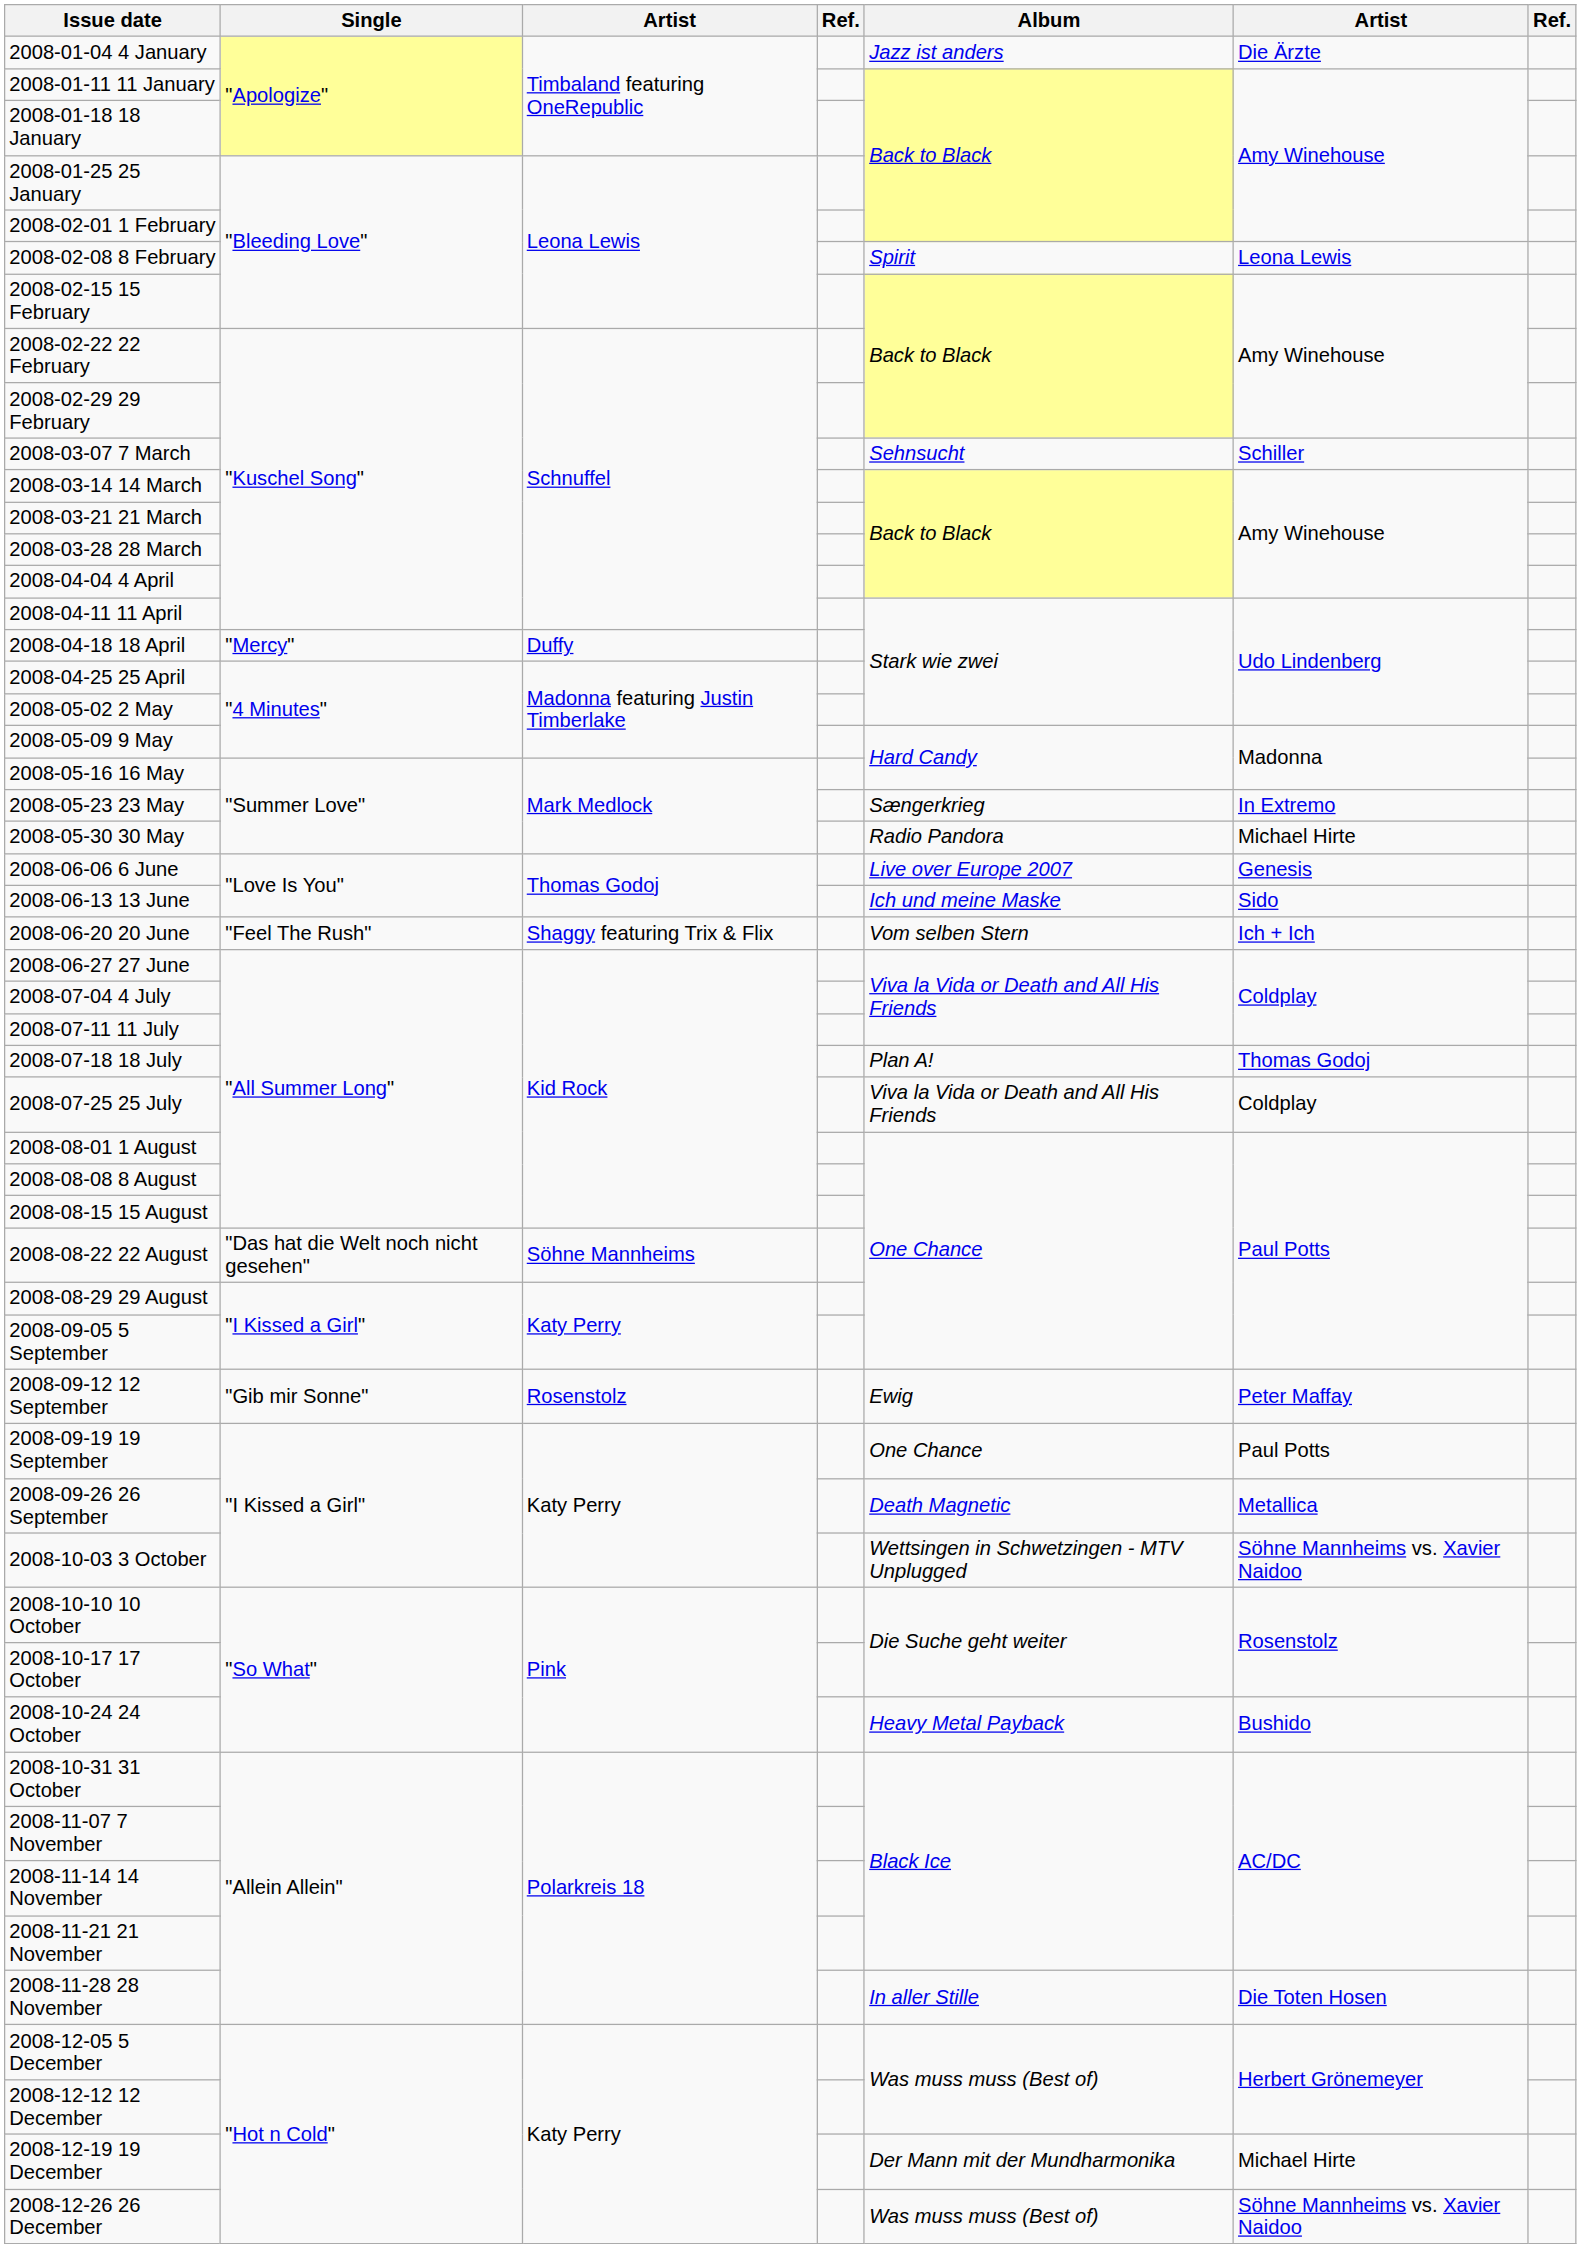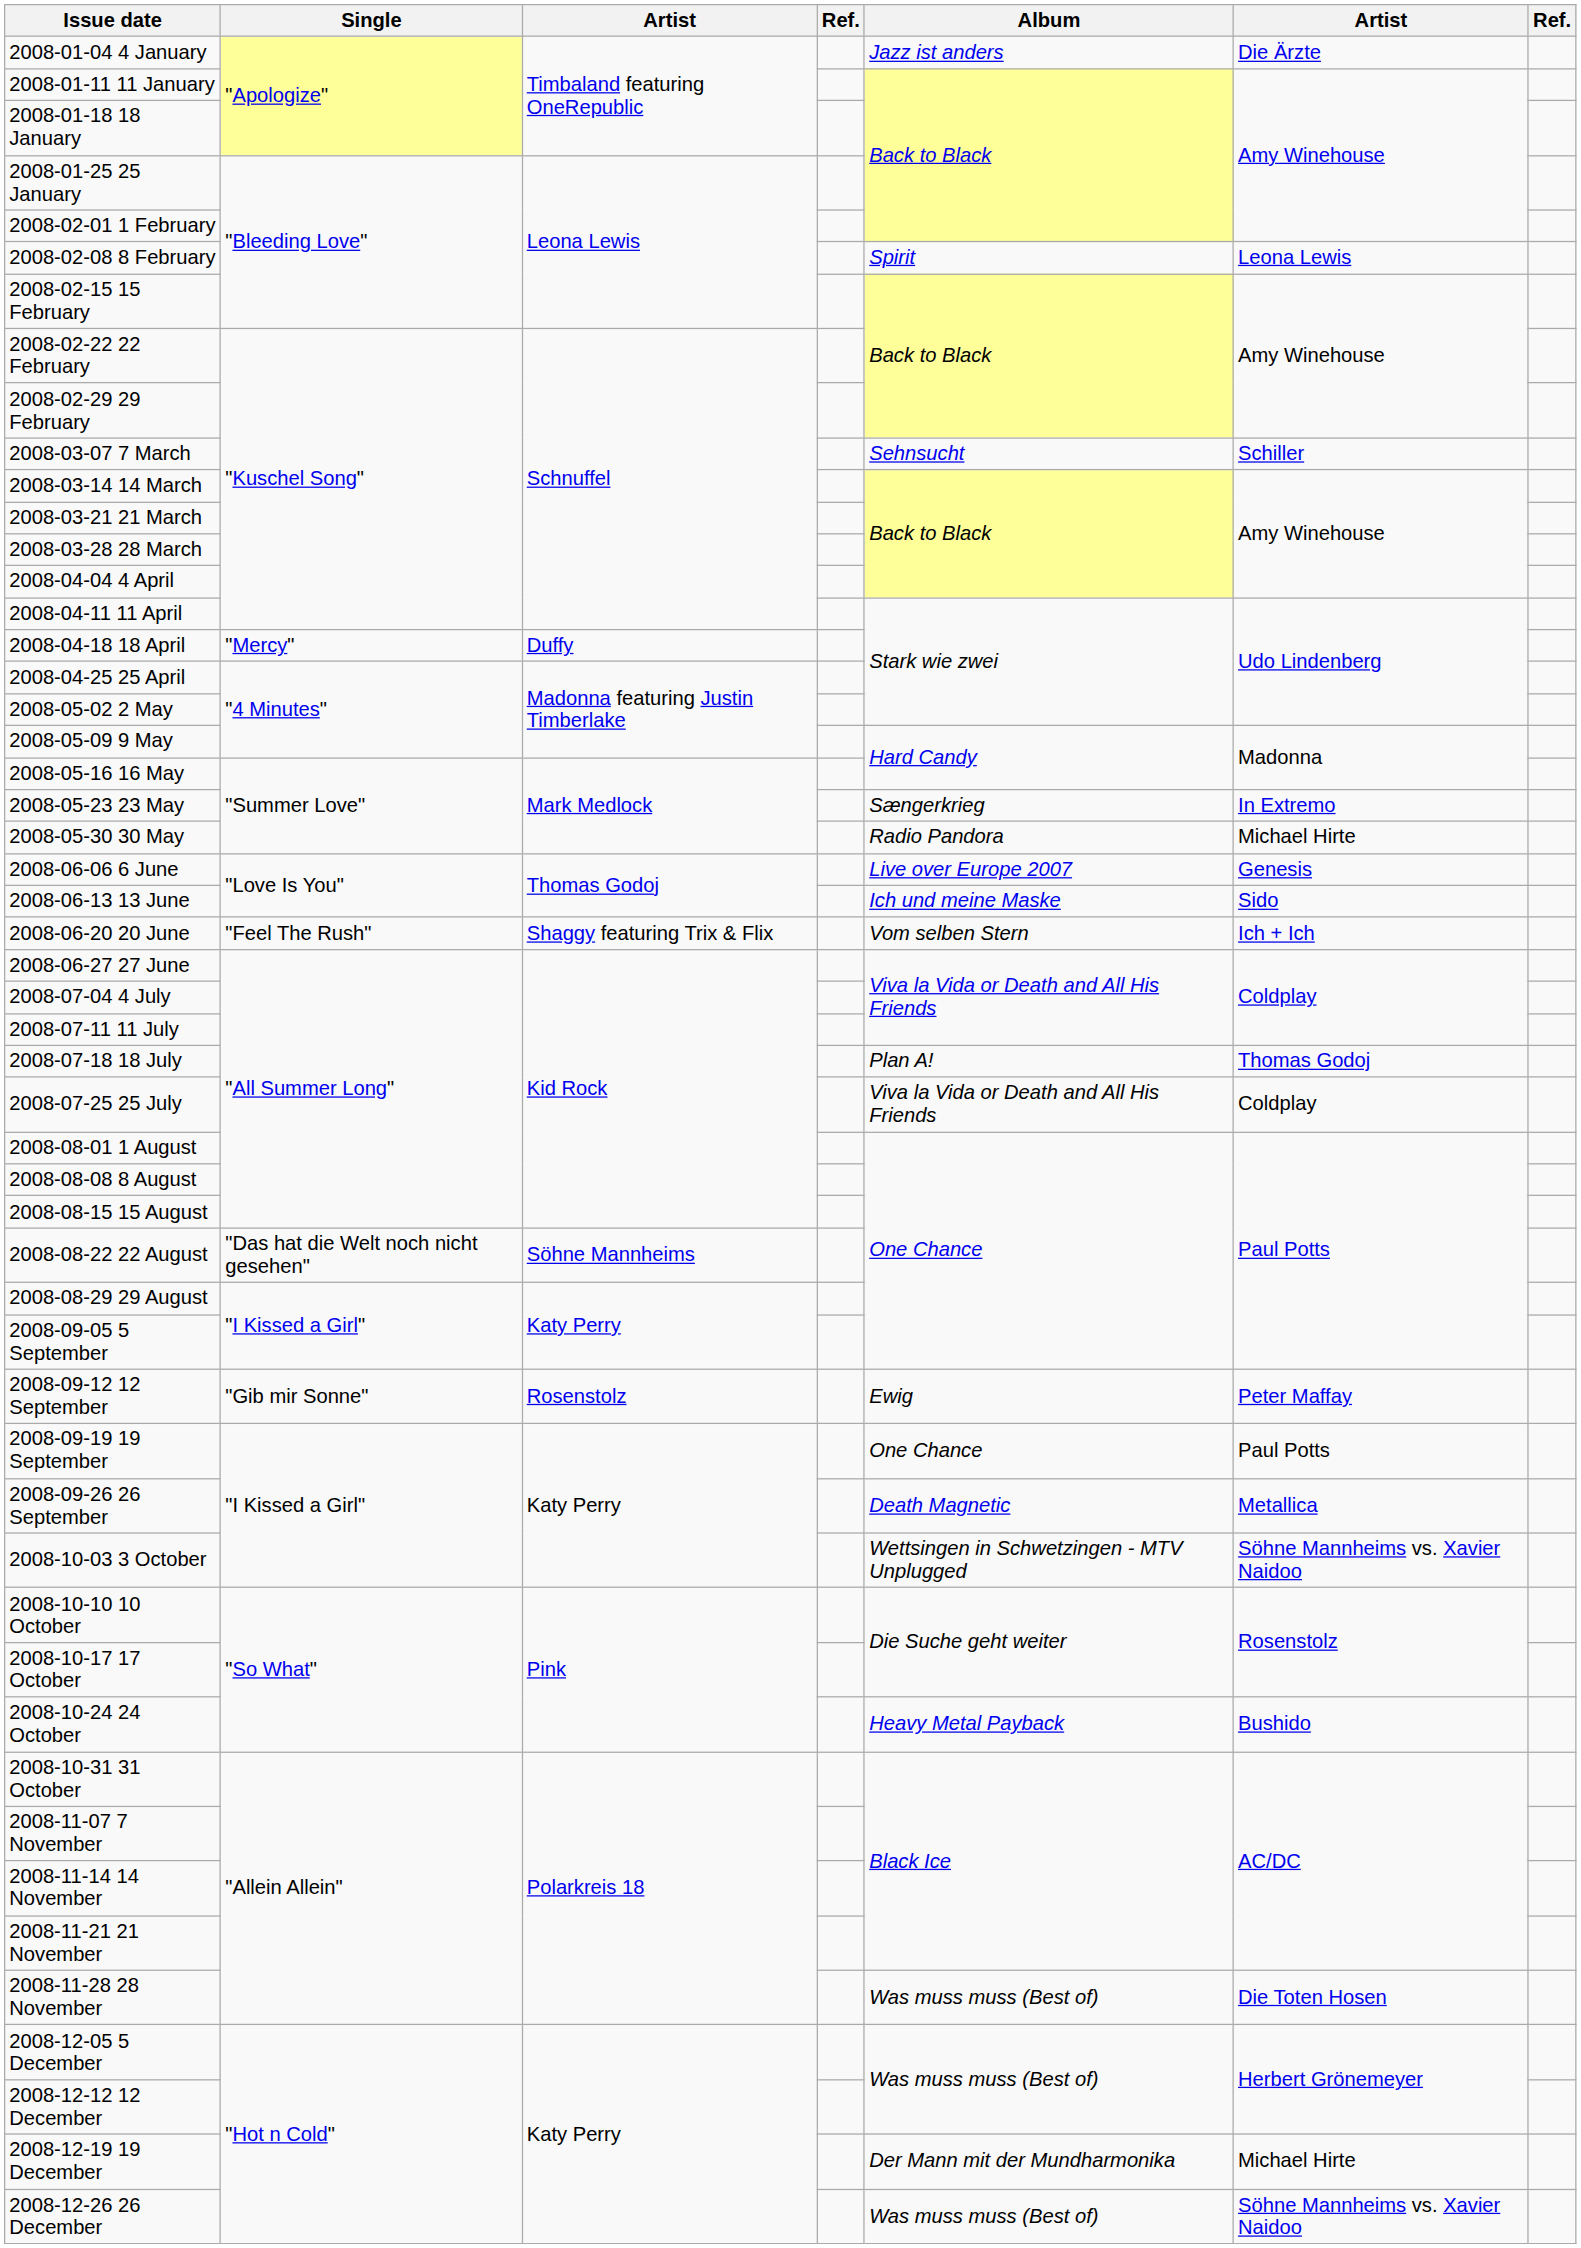(924, 1997) In aller Stille -> (984, 1997) Was muss muss (Best of)
